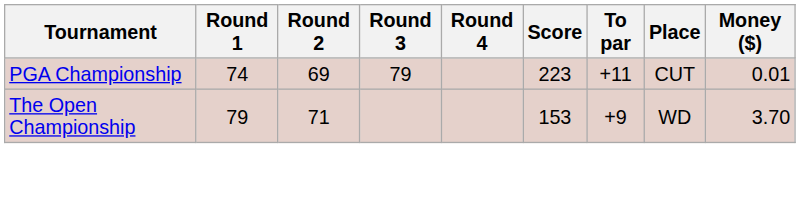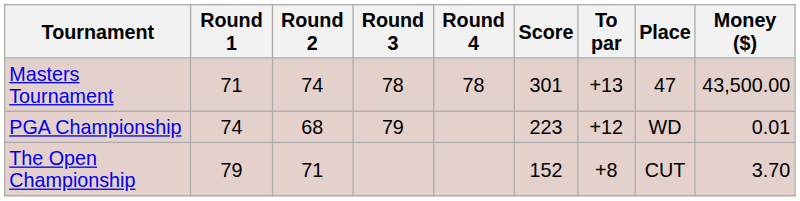+ row: (61, 85)
(319, 74) 69 -> (312, 127) 68
(616, 74) +11 -> (606, 127) +12
(675, 74) CUT -> (665, 127) WD
(555, 116) 153 -> (546, 170) 152
(616, 116) +9 -> (606, 170) +8
(675, 116) WD -> (665, 170) CUT
